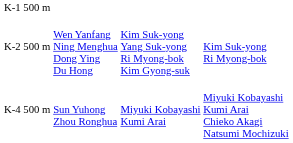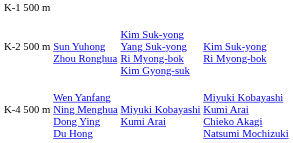(85, 53) Wen Yanfang Ning Menghua Dong Ying Du Hong -> (85, 53) Sun Yuhong Zhou Ronghua
(85, 116) Sun Yuhong Zhou Ronghua -> (85, 116) Wen Yanfang Ning Menghua Dong Ying Du Hong
